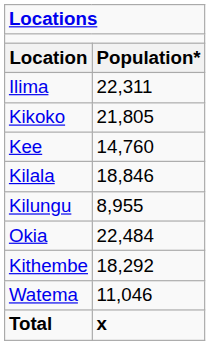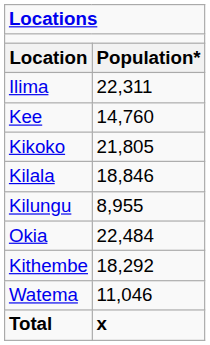rows swapped: (26, 146) <-> (37, 117)
